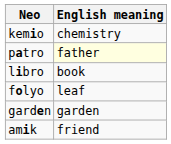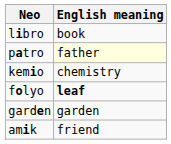rows swapped: (26, 72) <-> (26, 33)
(71, 91) normal -> (71, 91) bold
